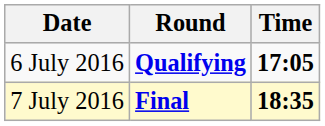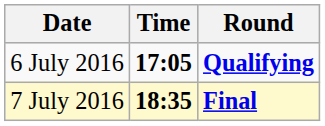columns swapped: (285, 23) <-> (190, 23)
